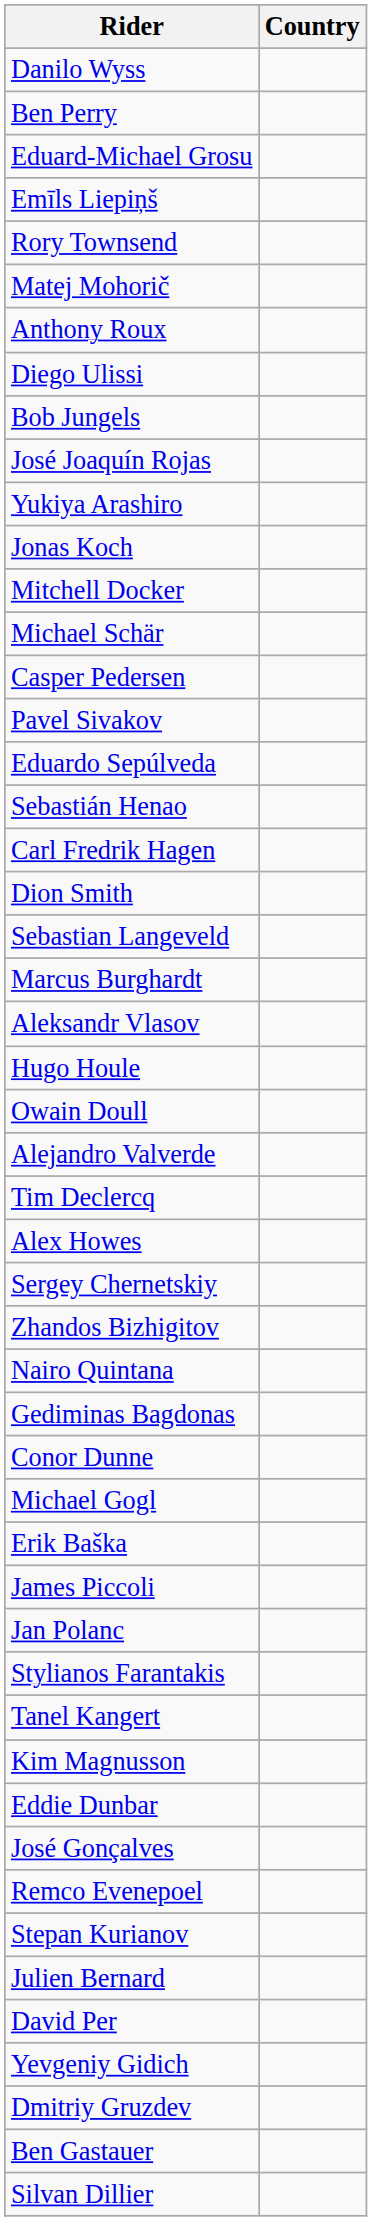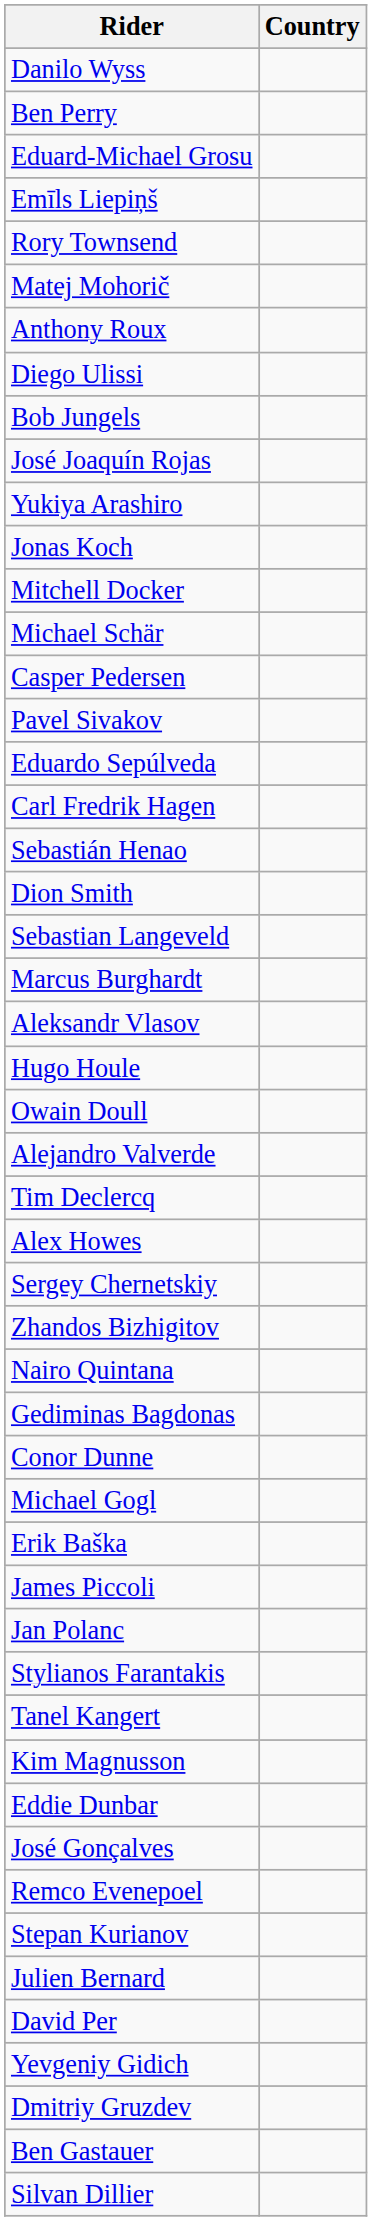rows swapped: (99, 806) <-> (113, 850)
